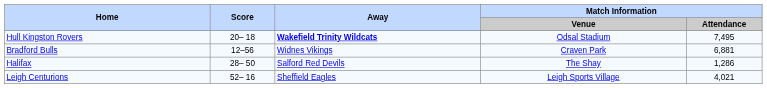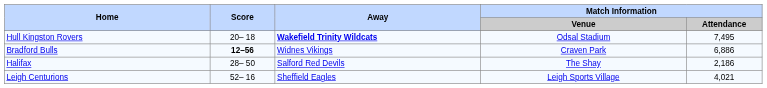(242, 51) normal -> (242, 51) bold
(724, 51) 6,881 -> (724, 51) 6,886
(724, 64) 1,286 -> (724, 64) 2,186
